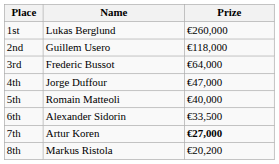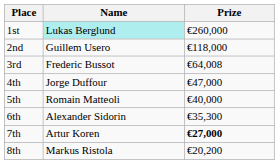(81, 30) no background -> (81, 30) paleturquoise background
(205, 64) €64,000 -> (205, 64) €64,008
(205, 116) €33,500 -> (205, 116) €35,300
